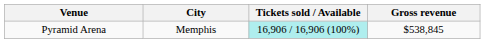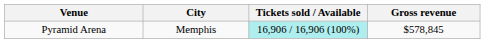(424, 30) $538,845 -> (424, 30) $578,845
